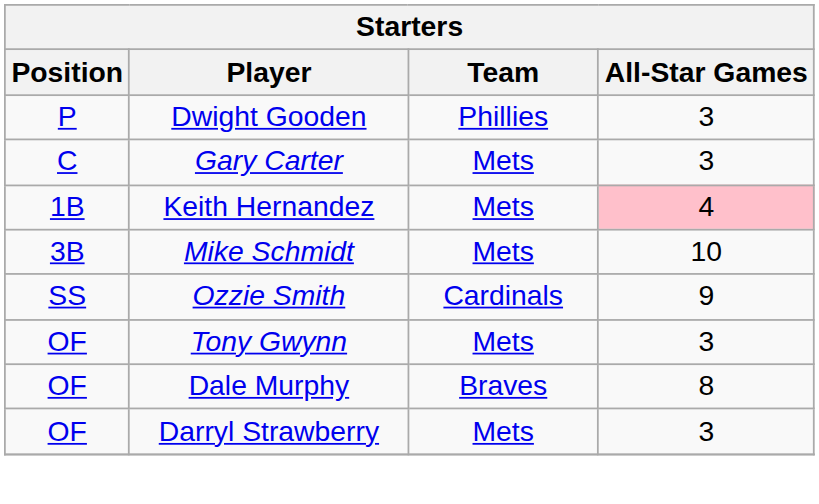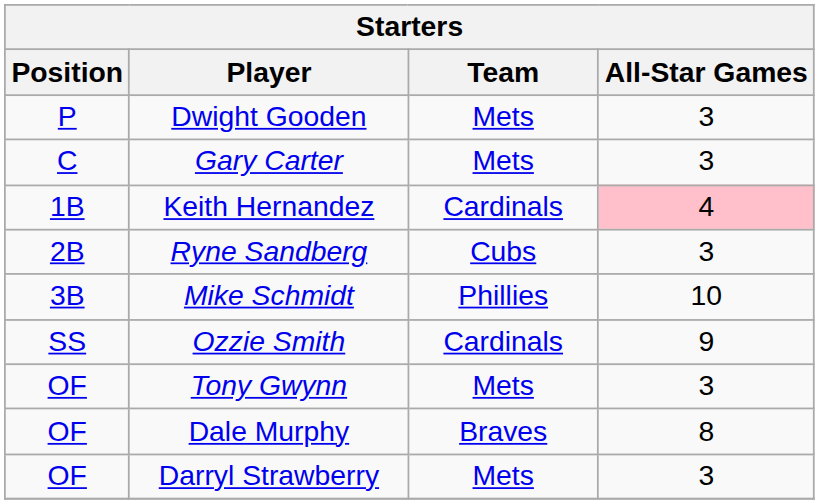(503, 116) Phillies -> (503, 116) Mets
(503, 206) Mets -> (503, 206) Cardinals
+ row: (269, 251)
(503, 251) Mets -> (503, 296) Phillies
